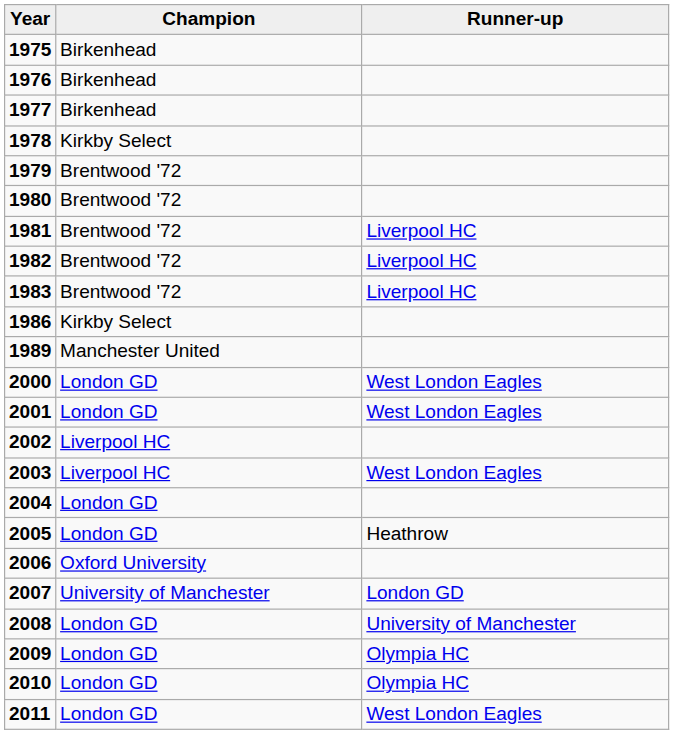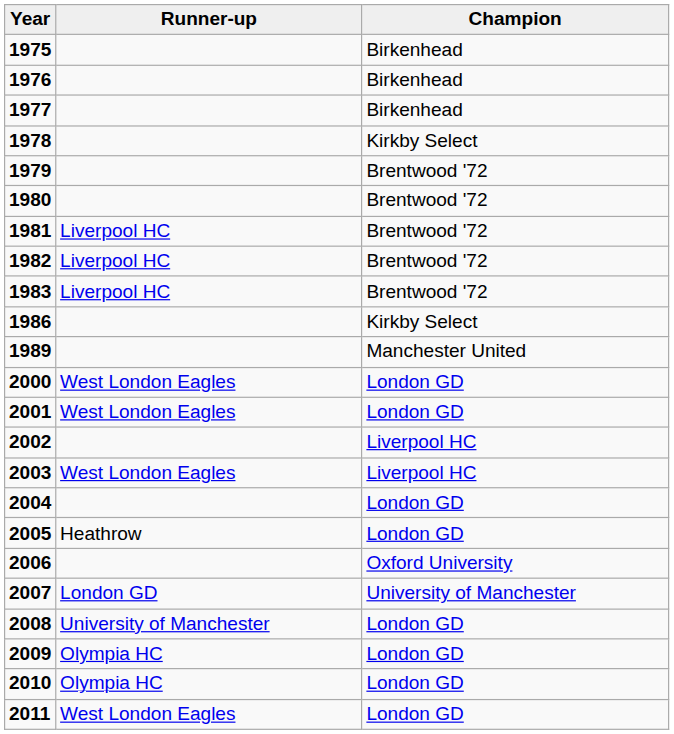columns swapped: (209, 19) <-> (515, 19)
